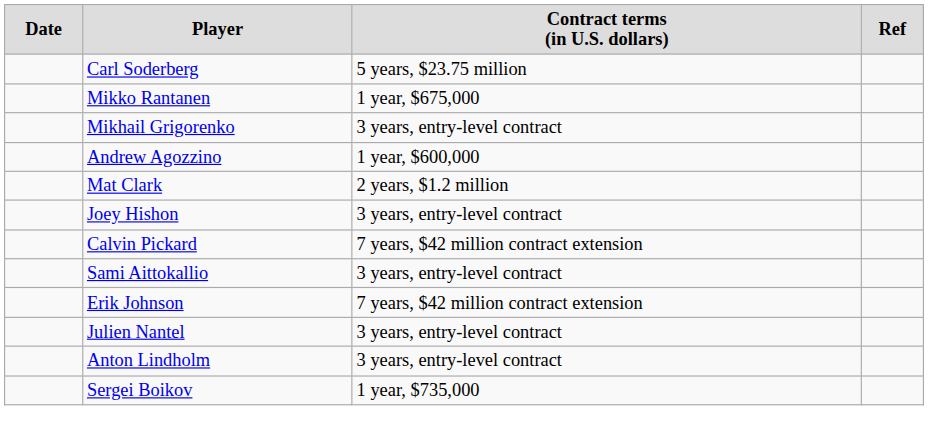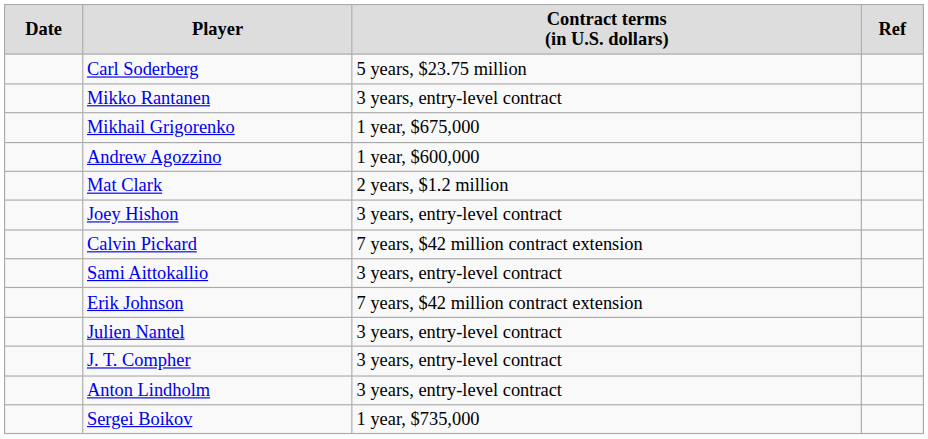(418, 98) 1 year, $675,000 -> (459, 98) 3 years, entry-level contract
(459, 127) 3 years, entry-level contract -> (418, 127) 1 year, $675,000
+ row: (139, 360)
